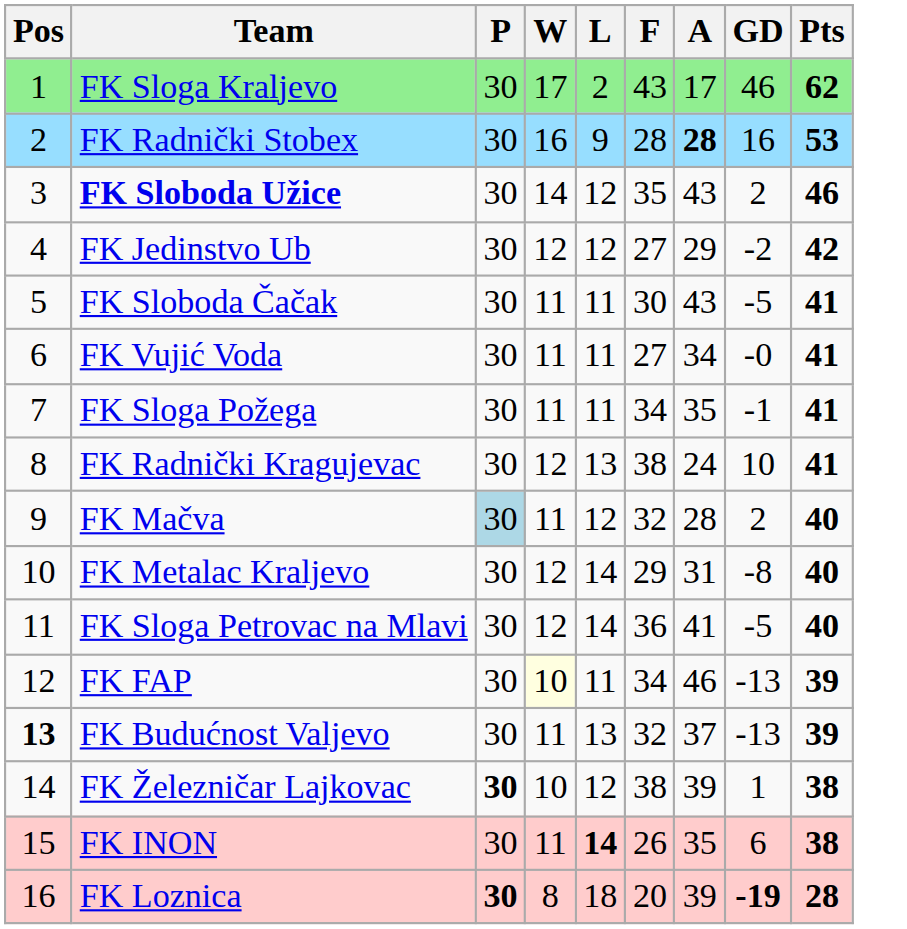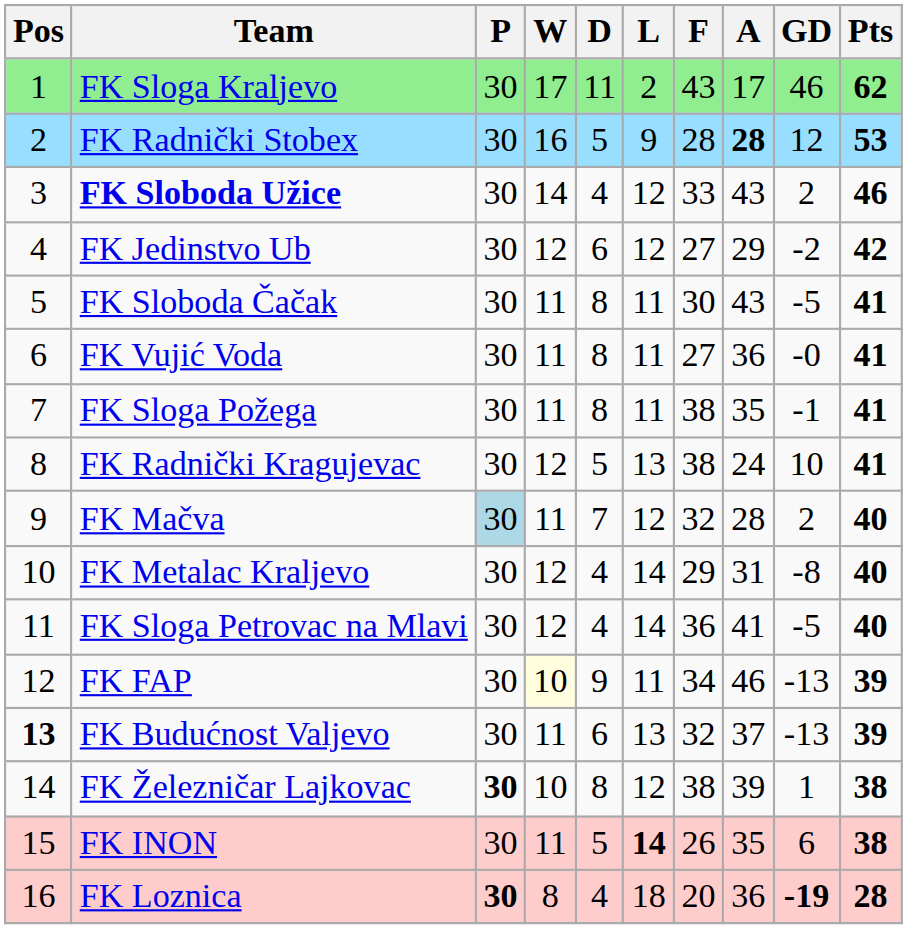+ column: (600, 31)
(758, 139) 16 -> (807, 139) 12
(650, 193) 35 -> (698, 193) 33
(700, 355) 34 -> (748, 355) 36
(650, 409) 34 -> (698, 409) 38
(700, 896) 39 -> (748, 896) 36
